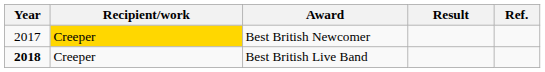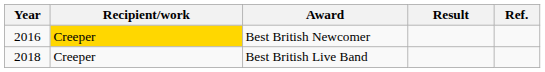(27, 36) 2017 -> (27, 36) 2016
(27, 57) bold -> (27, 57) normal
